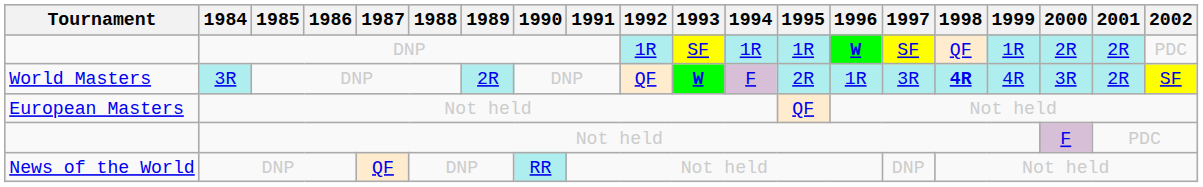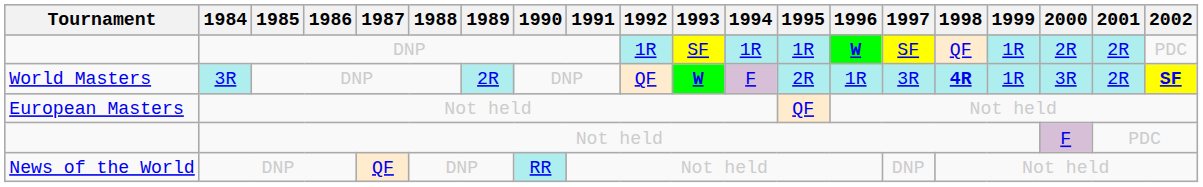(1013, 79) 4R -> (1013, 79) 1R
(1171, 79) normal -> (1171, 79) bold
